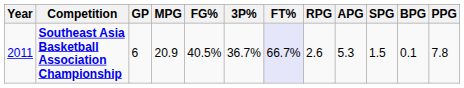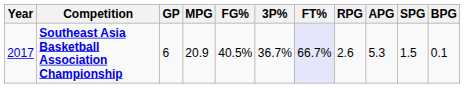- column: (444, 14)
(20, 53) 2011 -> (20, 53) 2017
